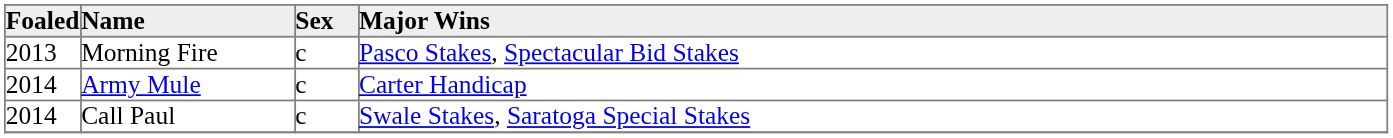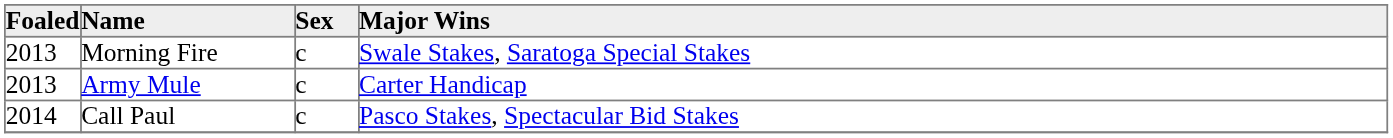(549, 52) Pasco Stakes, Spectacular Bid Stakes -> (555, 52) Swale Stakes, Saratoga Special Stakes
(31, 84) 2014 -> (31, 84) 2013
(555, 116) Swale Stakes, Saratoga Special Stakes -> (549, 116) Pasco Stakes, Spectacular Bid Stakes
